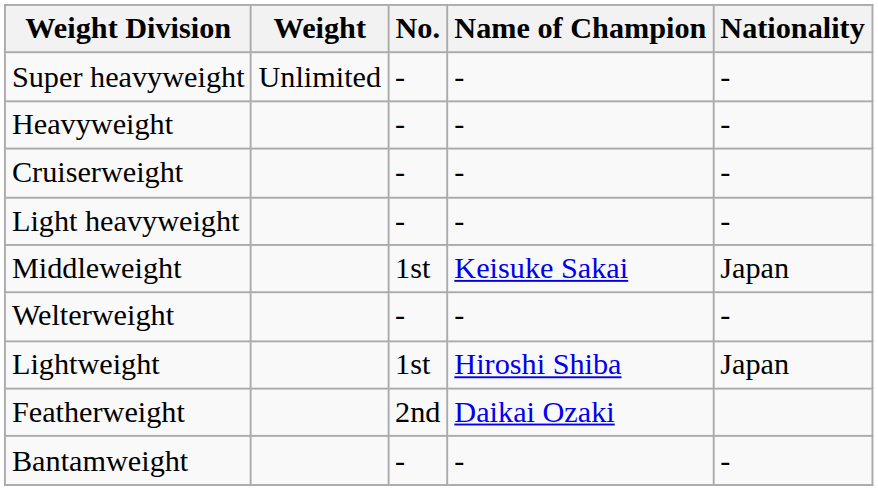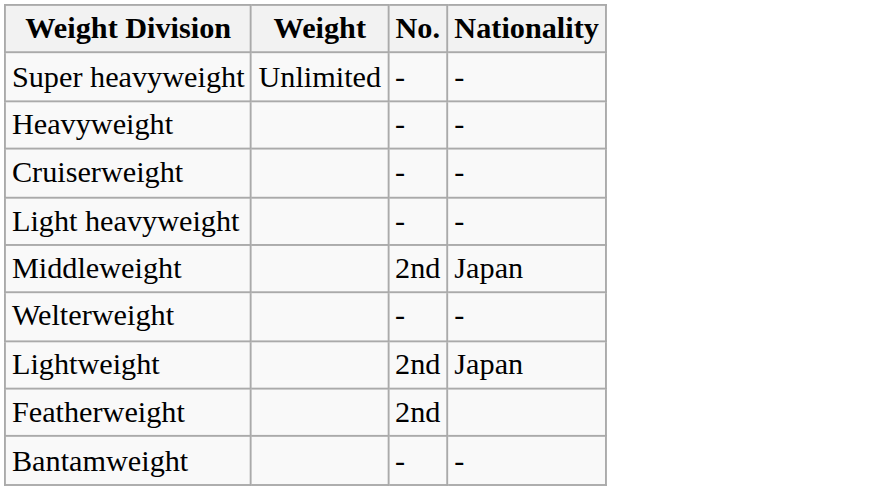- column: (580, 28)
(413, 268) 1st -> (418, 268) 2nd
(413, 364) 1st -> (418, 364) 2nd
